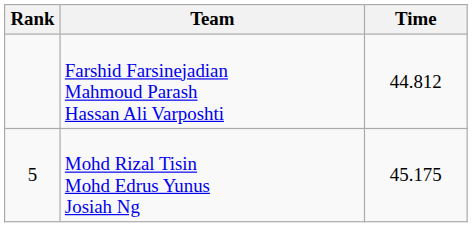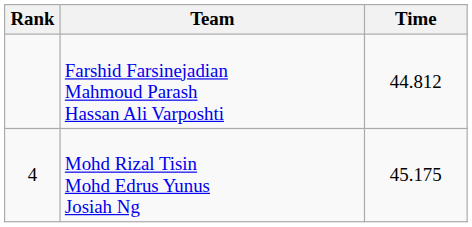(33, 174) 5 -> (33, 174) 4
